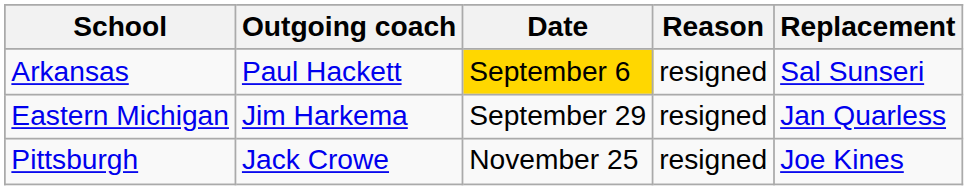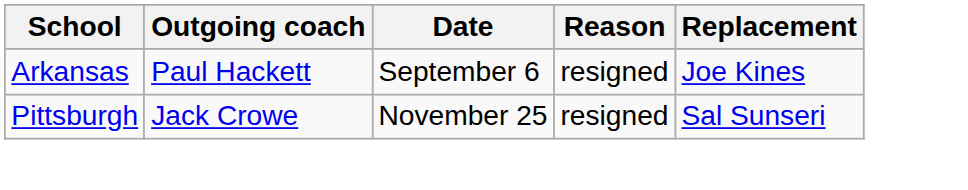(550, 71) gold background -> (459, 71) no background
(852, 71) Sal Sunseri -> (743, 71) Joe Kines
- row: (120, 116)
(842, 160) Joe Kines -> (753, 116) Sal Sunseri
